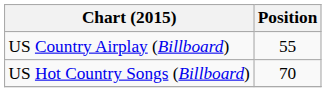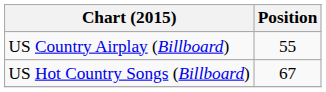(288, 73) 70 -> (288, 73) 67
